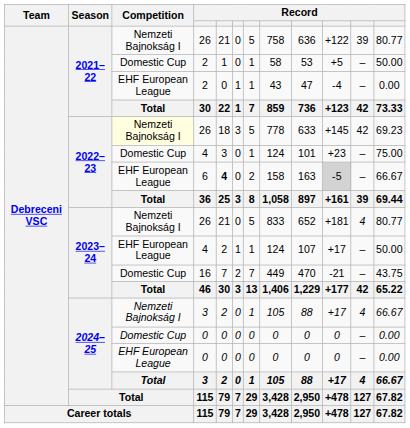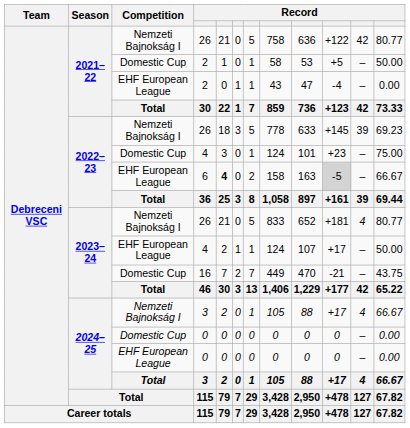(362, 40) 39 -> (362, 40) 42
(153, 131) lightyellow background -> (153, 131) no background
(362, 131) 42 -> (362, 131) 39
